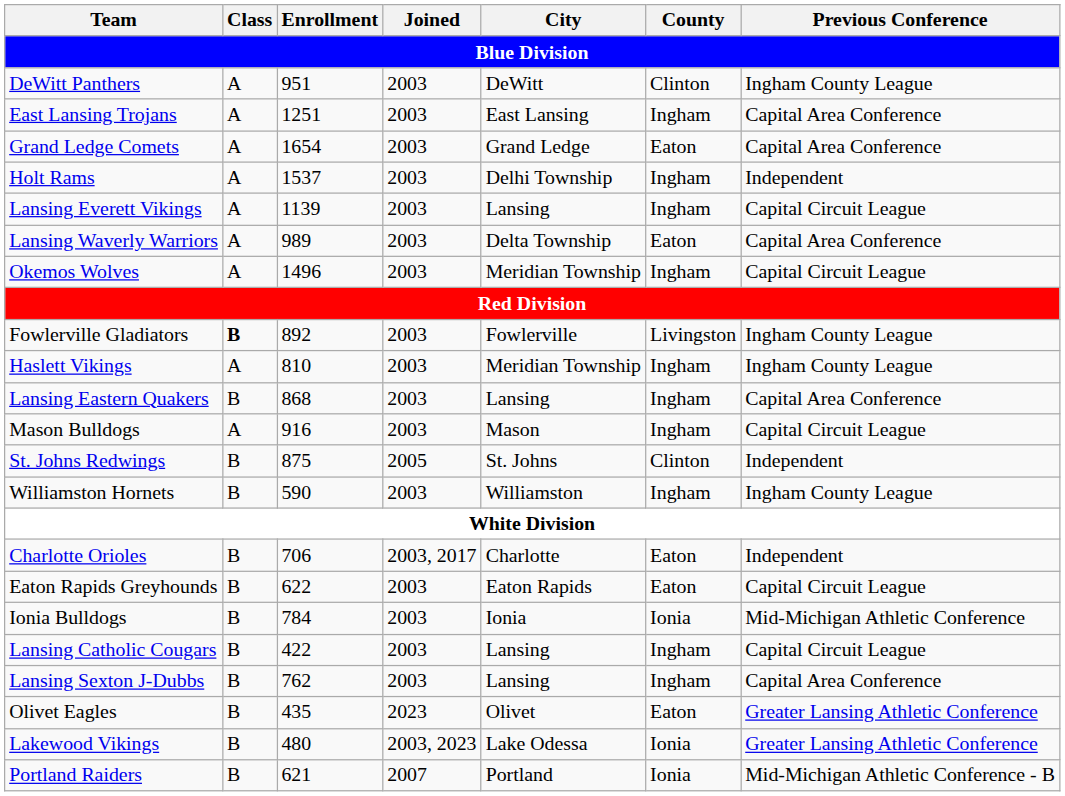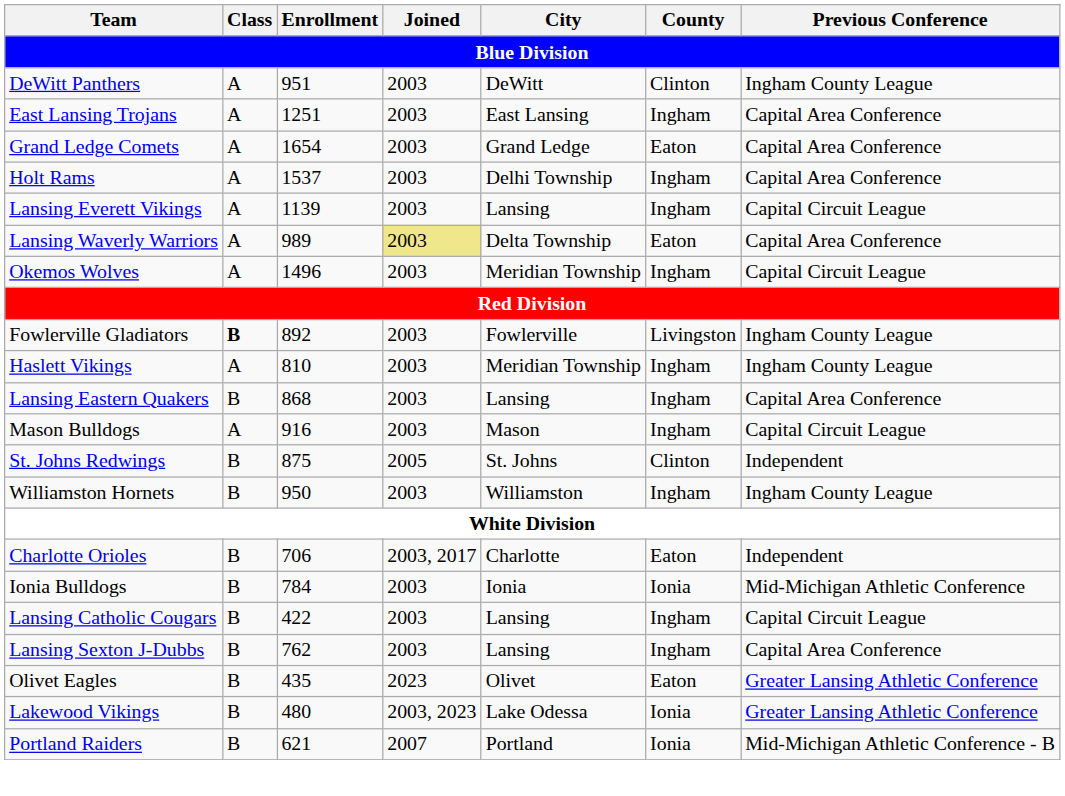(794, 177) Independent -> (843, 177) Capital Area Conference
(407, 240) no background -> (407, 240) khaki background
(296, 492) 590 -> (296, 492) 950
- row: (113, 586)
